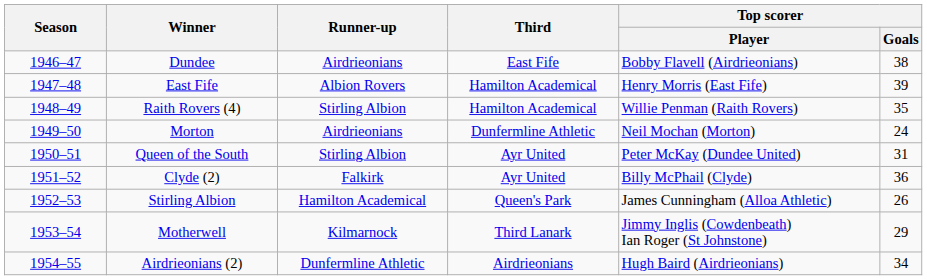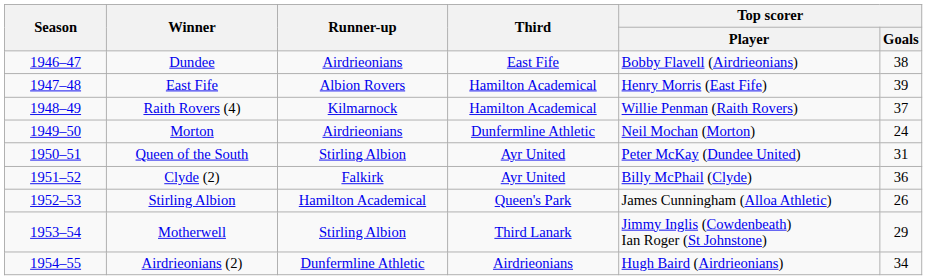(362, 108) Stirling Albion -> (362, 108) Kilmarnock
(901, 108) 35 -> (901, 108) 37
(362, 232) Kilmarnock -> (362, 232) Stirling Albion
